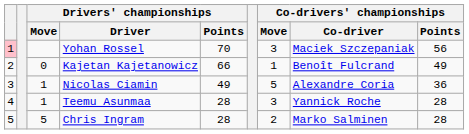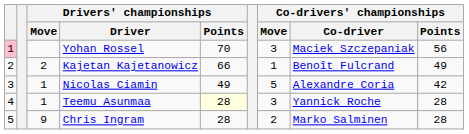(44, 67) 0 -> (44, 67) 2
(440, 84) 36 -> (440, 84) 42
(224, 102) no background -> (224, 102) lightyellow background
(44, 120) 5 -> (44, 120) 9
